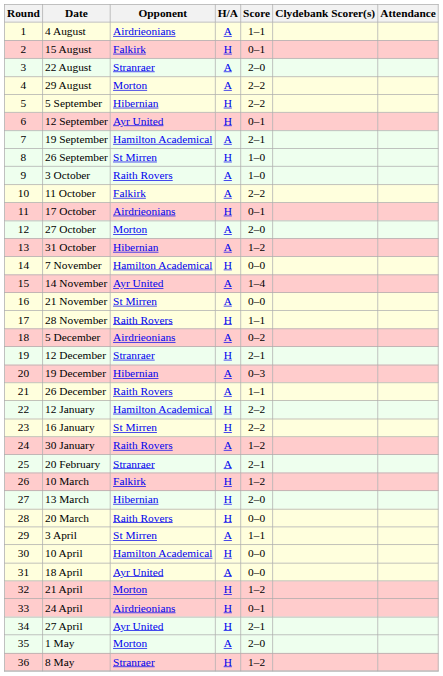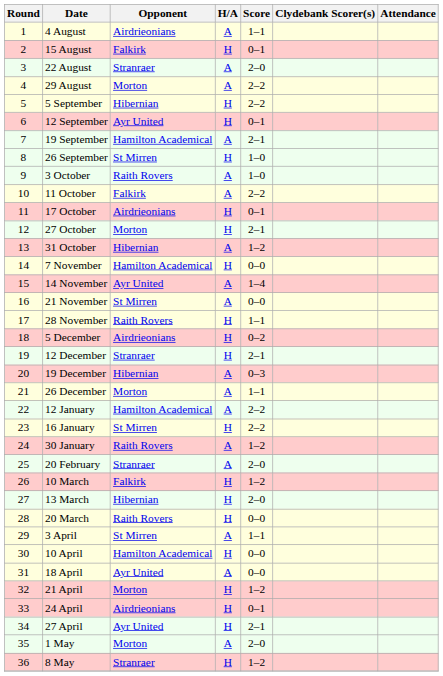(228, 229) A -> (228, 229) H
(257, 229) 2–0 -> (257, 229) 2–1
(228, 337) A -> (228, 337) H
(143, 391) Raith Rovers -> (130, 391) Morton
(228, 409) H -> (228, 409) A
(257, 463) 2–1 -> (257, 463) 2–0
